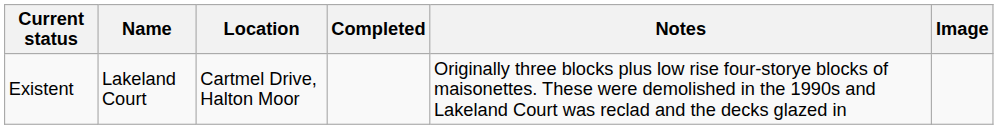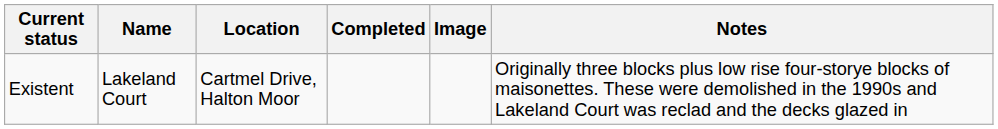columns swapped: (962, 29) <-> (681, 29)
